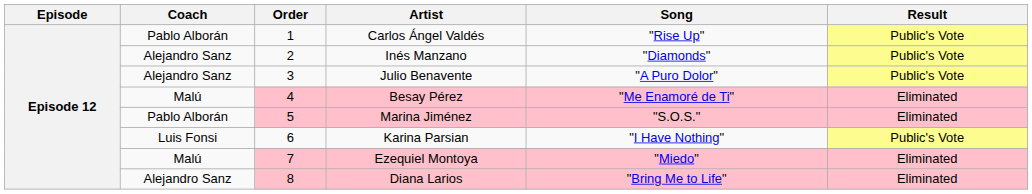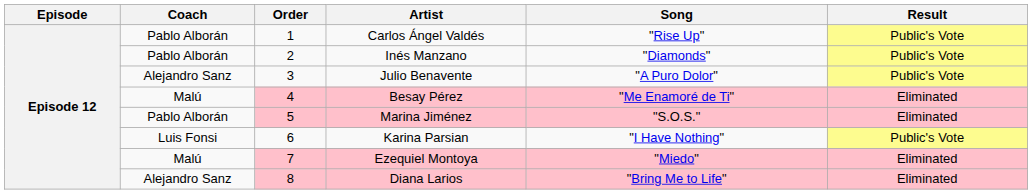(188, 55) Alejandro Sanz -> (188, 55) Pablo Alborán
